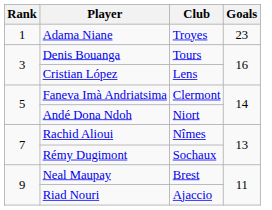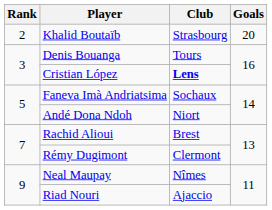- row: (78, 34)
+ row: (81, 34)
(185, 74) normal -> (186, 74) bold
(197, 94) Clermont -> (195, 94) Sochaux
(189, 134) Nîmes -> (186, 134) Brest
(195, 154) Sochaux -> (197, 154) Clermont
(186, 174) Brest -> (189, 174) Nîmes
